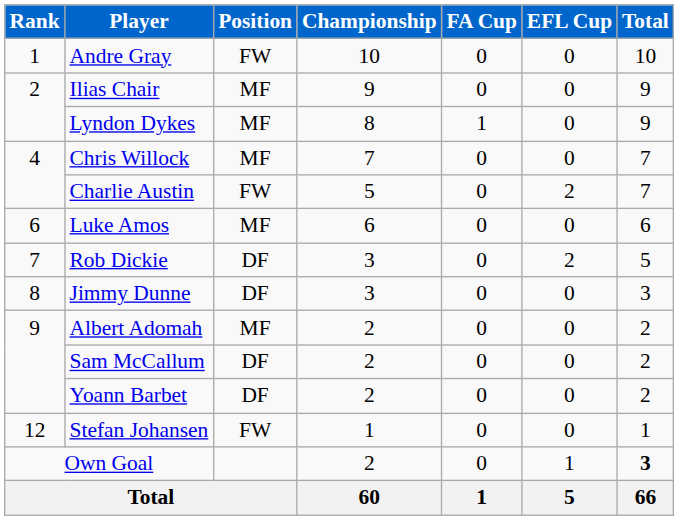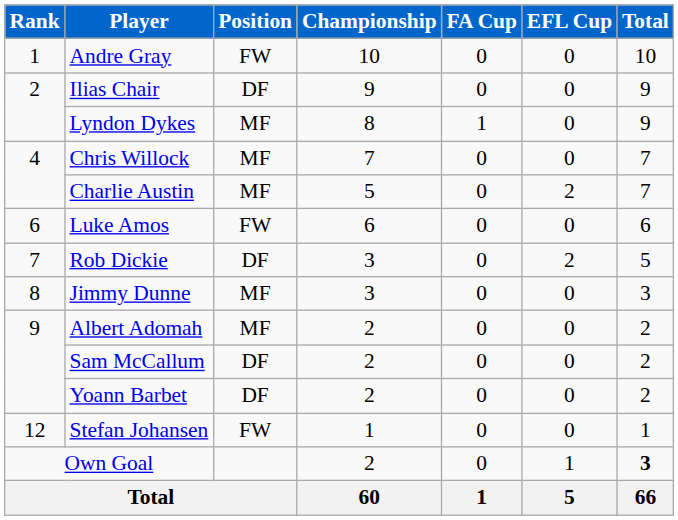(255, 89) MF -> (255, 89) DF
(255, 191) FW -> (255, 191) MF
(255, 225) MF -> (255, 225) FW
(255, 293) DF -> (255, 293) MF
